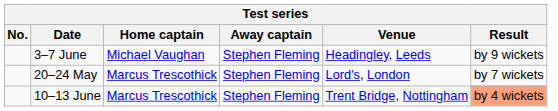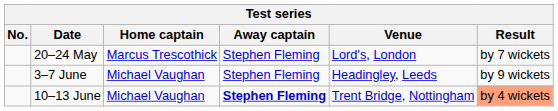rows swapped: (66, 75) <-> (60, 55)
(162, 95) Marcus Trescothick -> (156, 95) Michael Vaughan
(271, 95) normal -> (274, 95) bold
